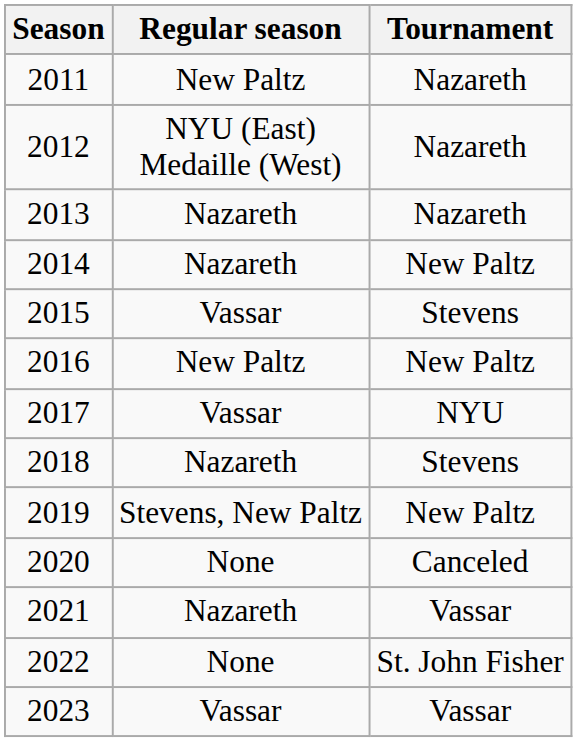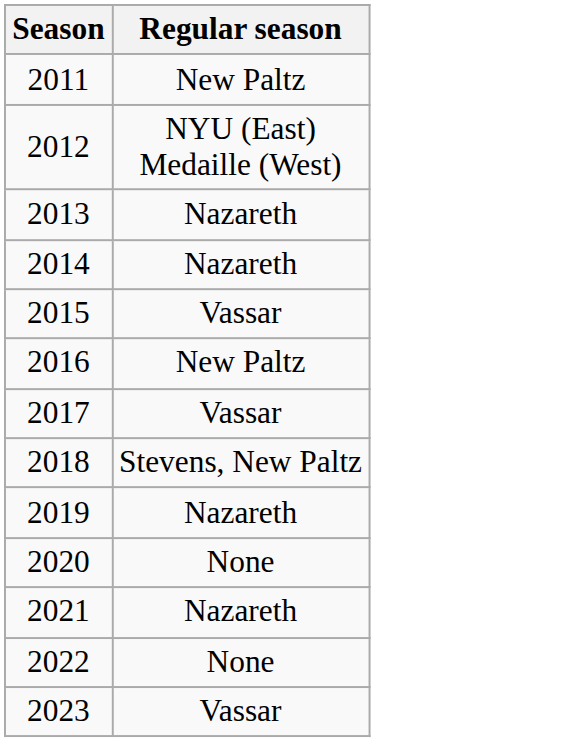- column: (470, 29)
(241, 462) Nazareth -> (241, 462) Stevens, New Paltz
(241, 512) Stevens, New Paltz -> (241, 512) Nazareth
